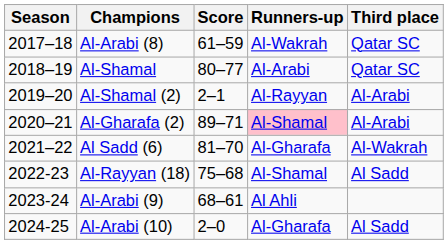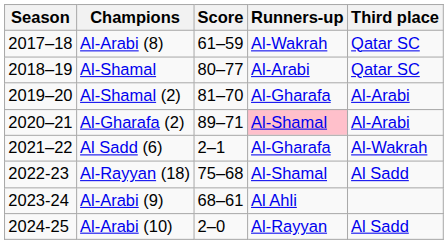(211, 95) 2–1 -> (221, 95) 81–70
(289, 95) Al-Rayyan -> (291, 95) Al-Gharafa
(221, 148) 81–70 -> (211, 148) 2–1
(291, 226) Al-Gharafa -> (289, 226) Al-Rayyan
